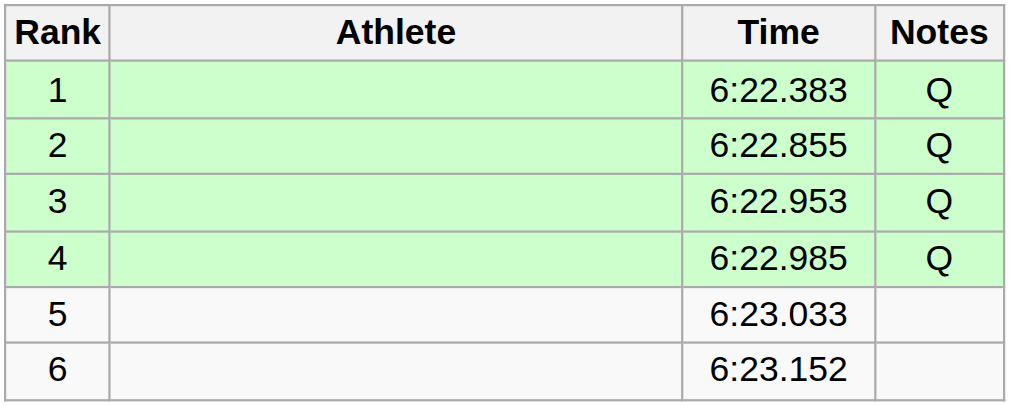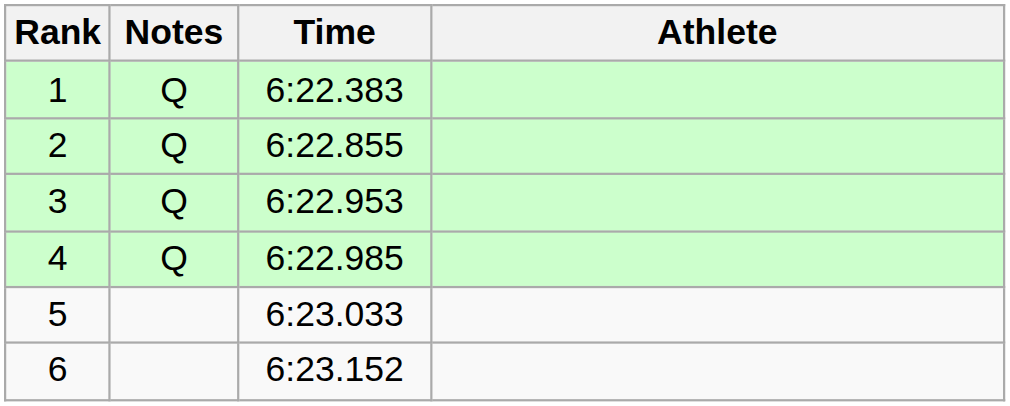columns swapped: (396, 32) <-> (939, 32)
